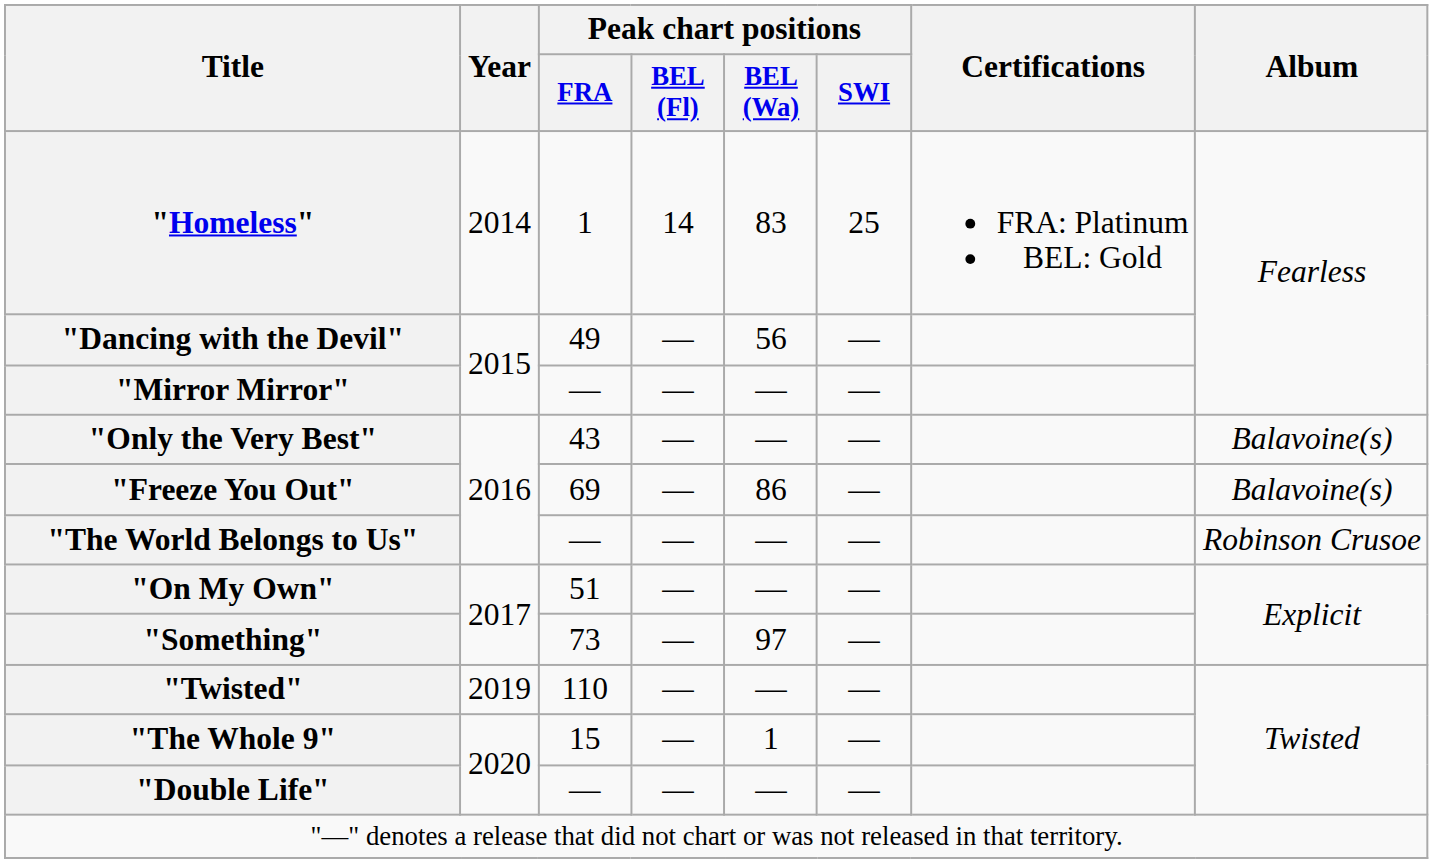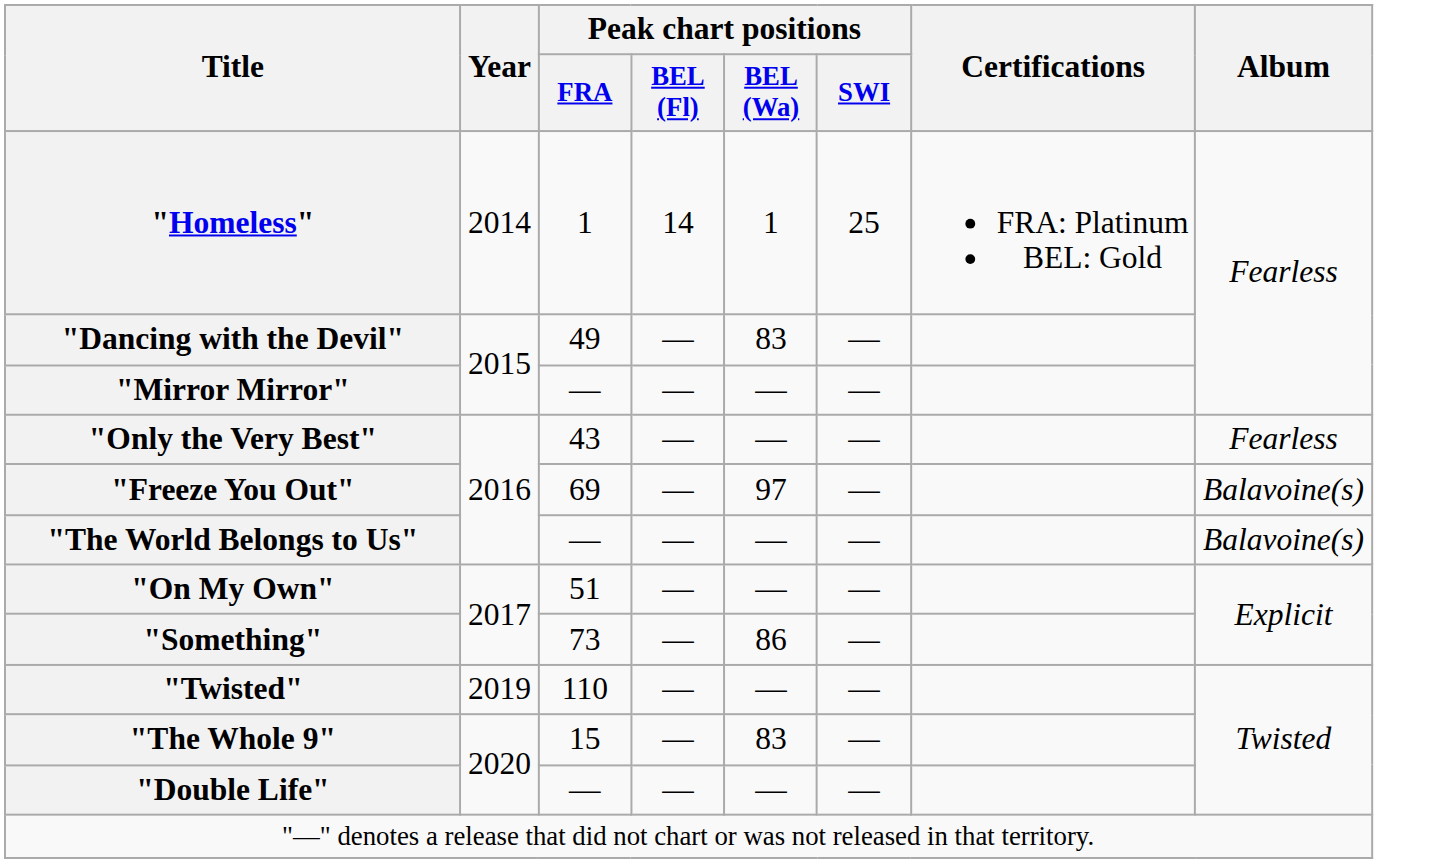(771, 222) 83 -> (771, 222) 1
(771, 339) 56 -> (771, 339) 83
(1312, 439) Balavoine(s) -> (1283, 439) Fearless
(771, 489) 86 -> (771, 489) 97
(1312, 539) Robinson Crusoe -> (1283, 539) Balavoine(s)
(771, 639) 97 -> (771, 639) 86
(771, 739) 1 -> (771, 739) 83
